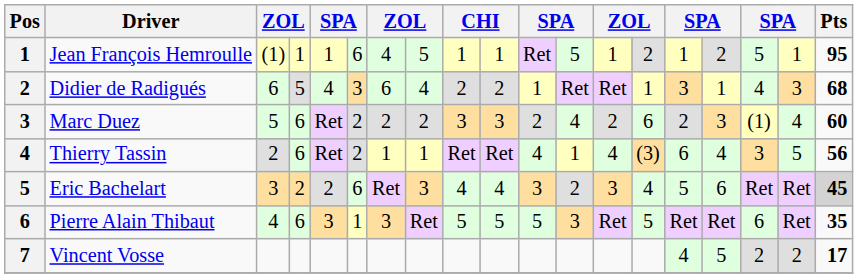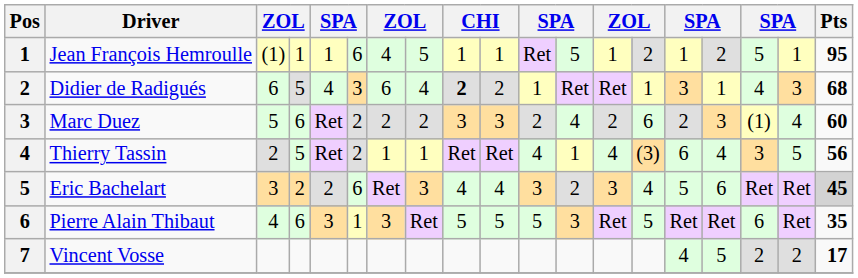(462, 87) normal -> (462, 87) bold
(300, 154) 6 -> (300, 154) 5
